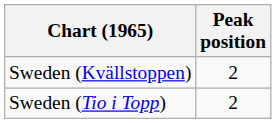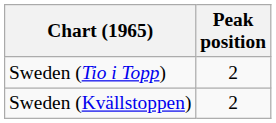rows swapped: (100, 72) <-> (88, 103)
